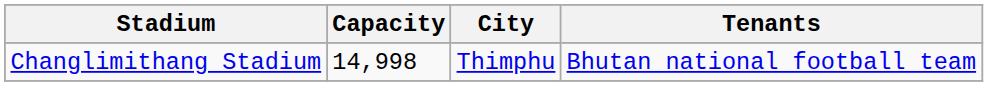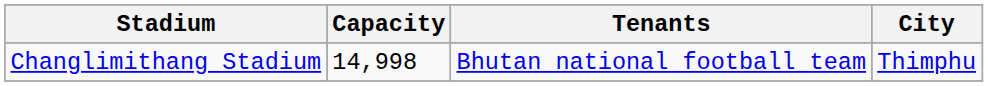columns swapped: (506, 24) <-> (771, 24)
